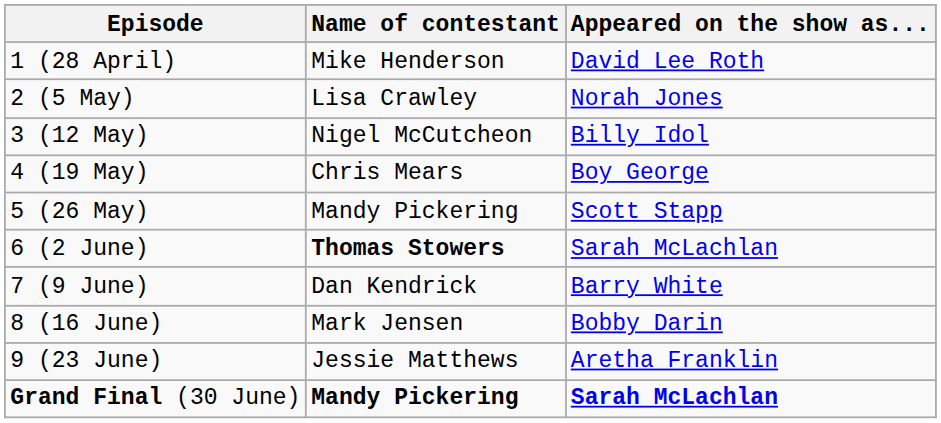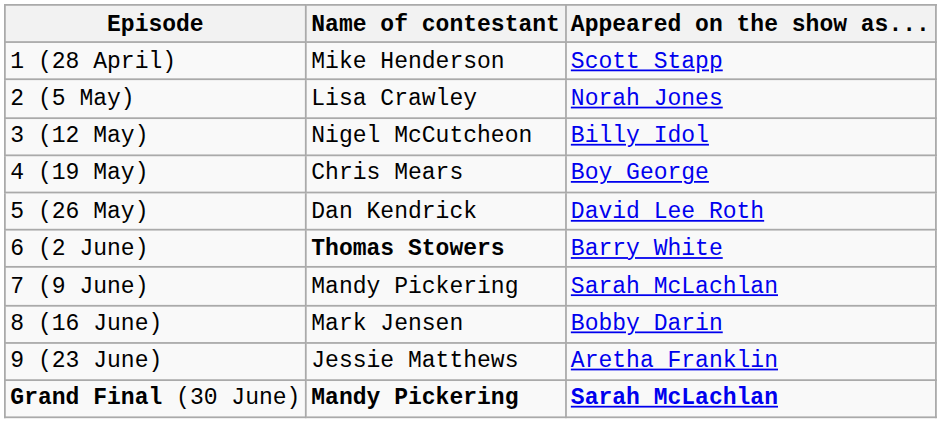(668, 61) David Lee Roth -> (647, 61) Scott Stapp
(415, 211) Mandy Pickering -> (394, 211) Dan Kendrick
(647, 211) Scott Stapp -> (668, 211) David Lee Roth
(674, 249) Sarah McLachlan -> (647, 249) Barry White
(394, 286) Dan Kendrick -> (415, 286) Mandy Pickering
(647, 286) Barry White -> (674, 286) Sarah McLachlan
